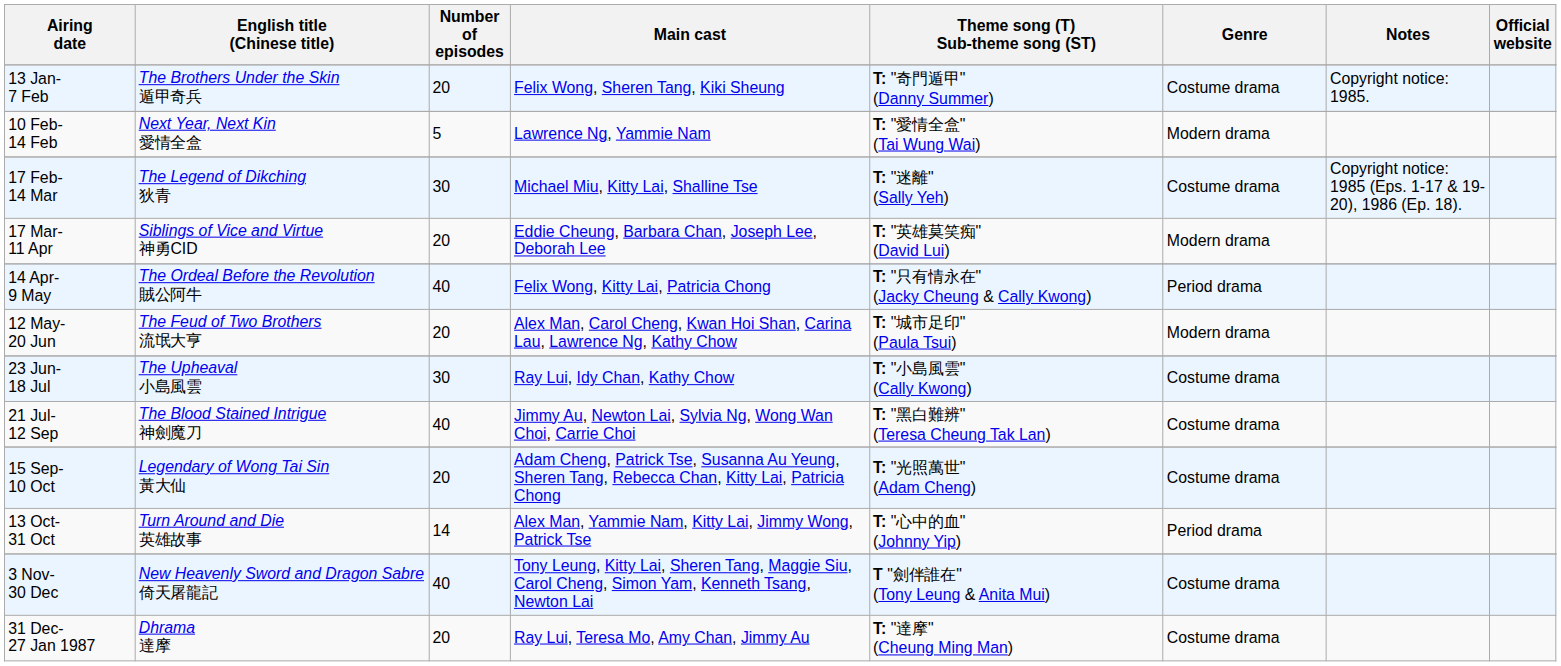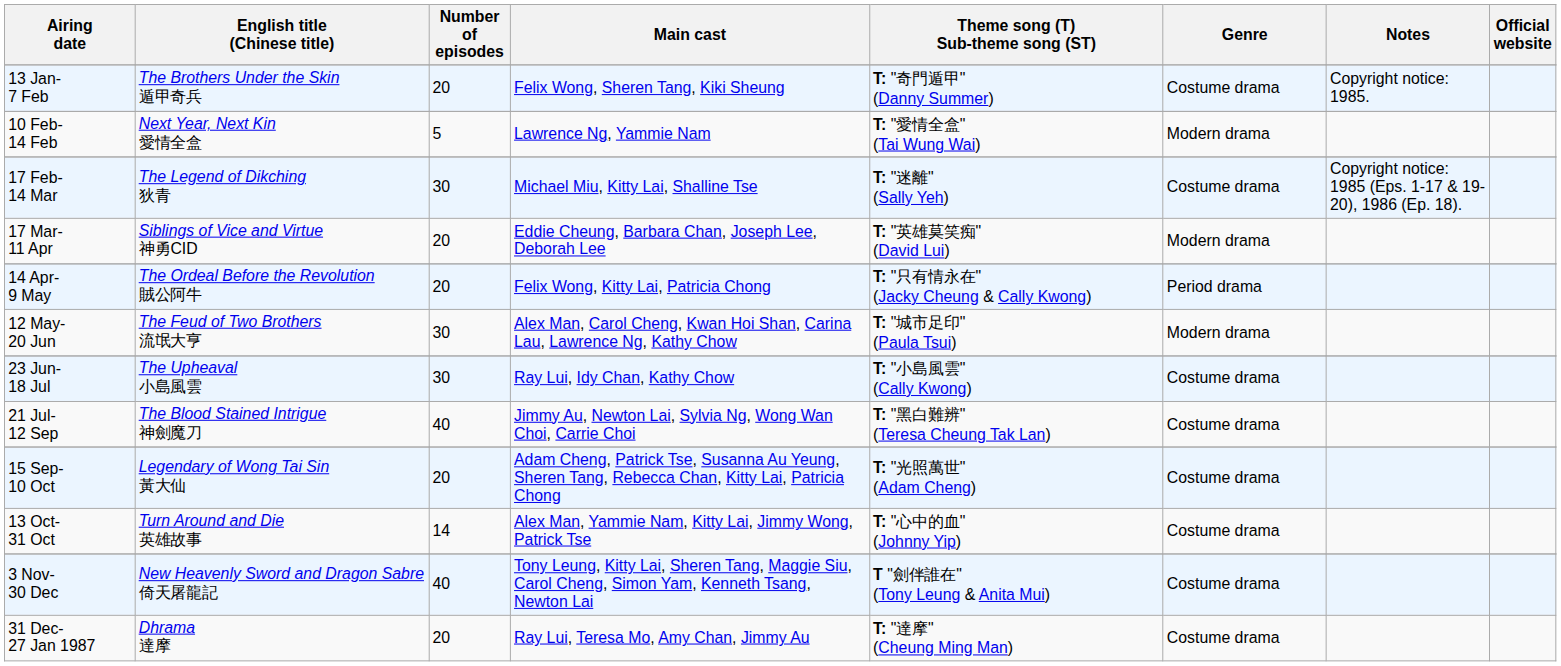(441, 286) 40 -> (441, 286) 20
(441, 332) 20 -> (441, 332) 30
(1214, 531) Period drama -> (1223, 531) Costume drama
